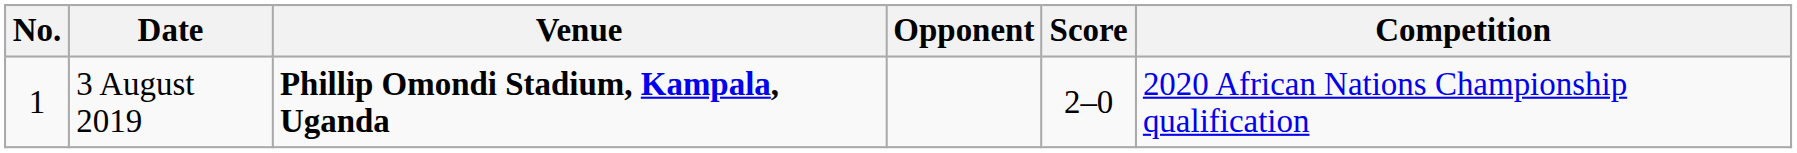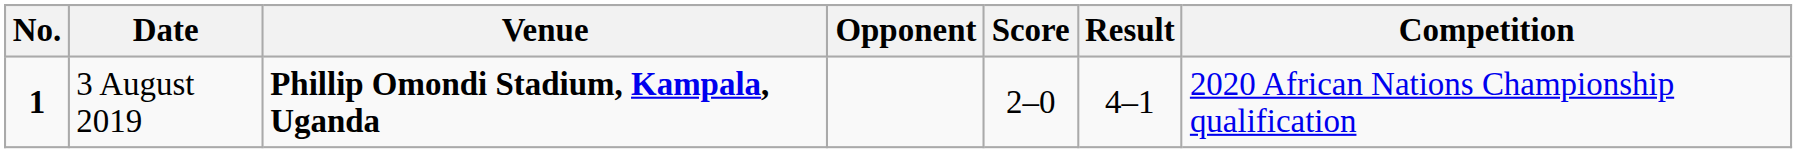+ column: (1130, 30)
(37, 101) normal -> (37, 101) bold
